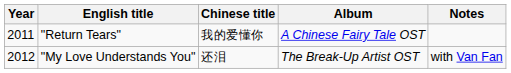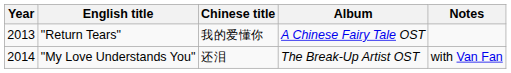(21, 35) 2011 -> (21, 35) 2013
(21, 57) 2012 -> (21, 57) 2014
